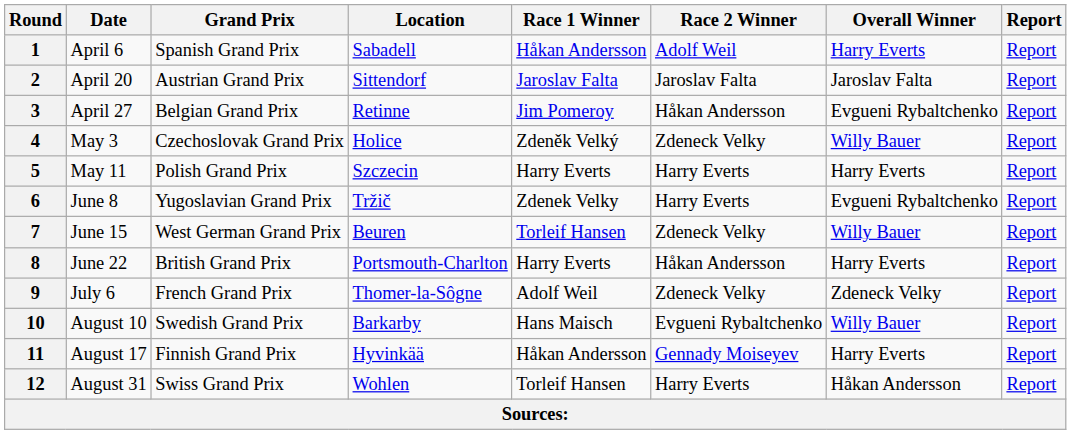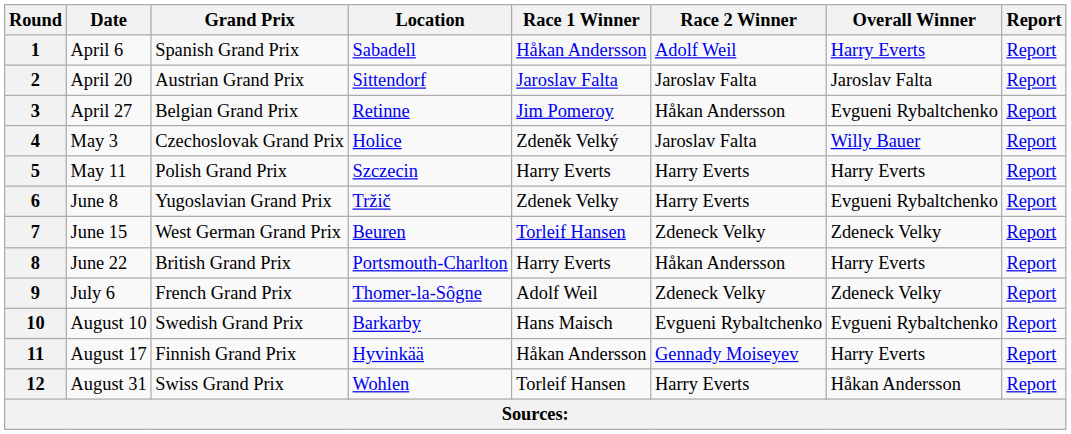(710, 141) Zdeneck Velky -> (706, 141) Jaroslav Falta
(875, 232) Willy Bauer -> (886, 232) Zdeneck Velky
(875, 323) Willy Bauer -> (914, 323) Evgueni Rybaltchenko
